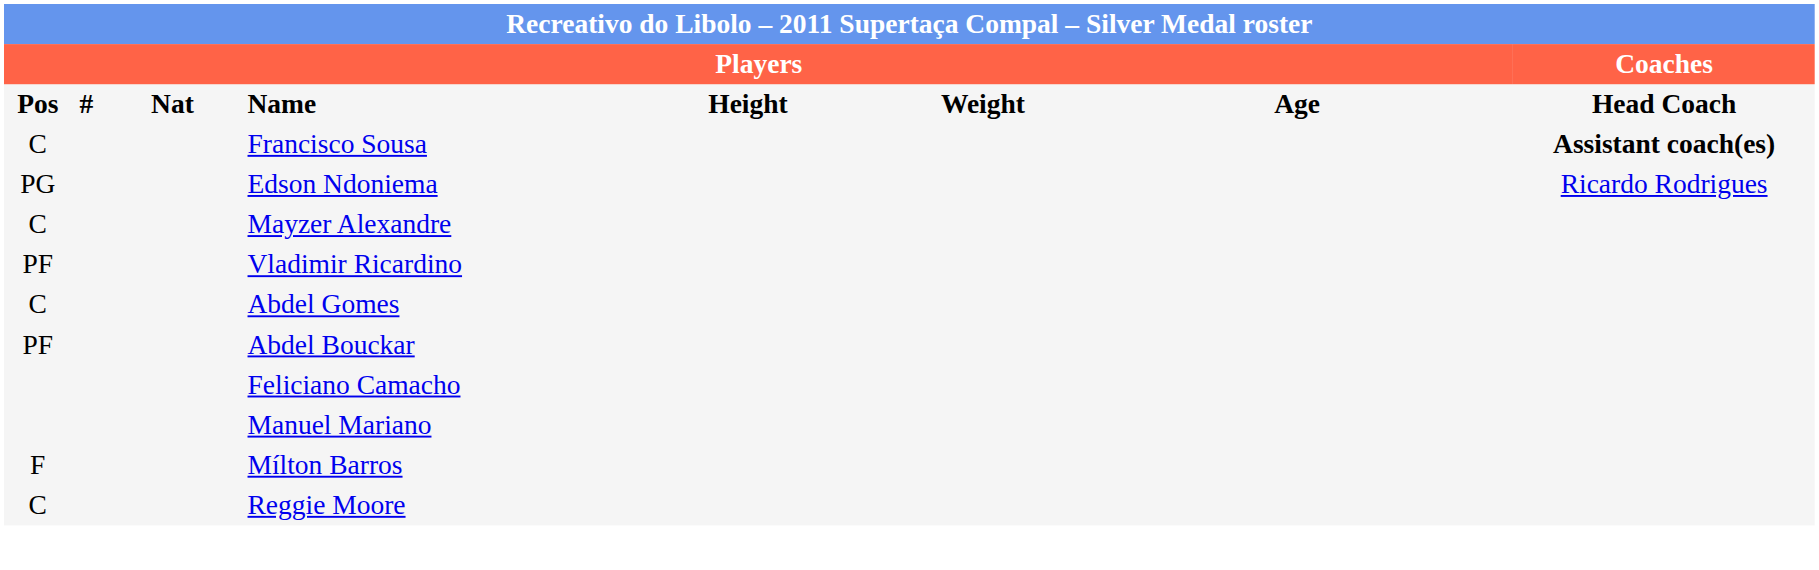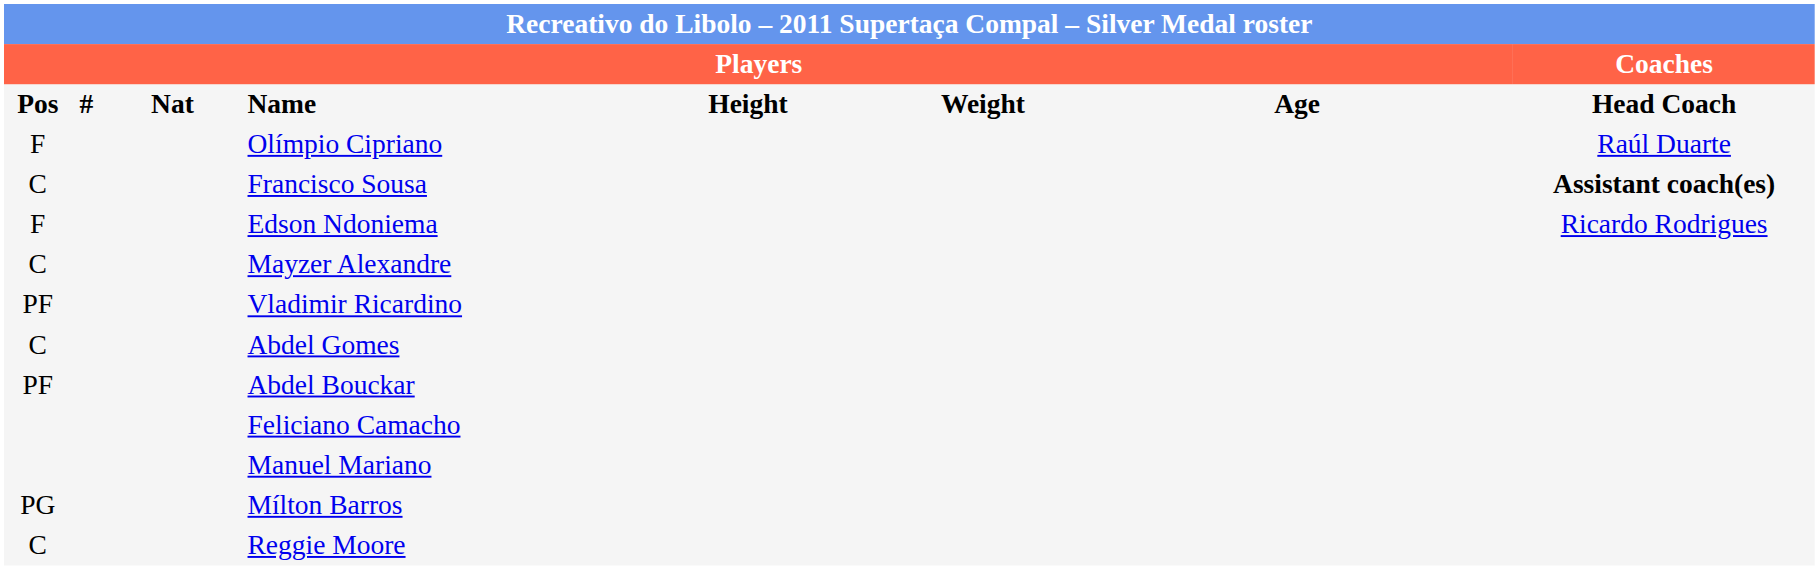+ row: (345, 143)
(38, 184) PG -> (38, 224) F
(38, 464) F -> (38, 504) PG
